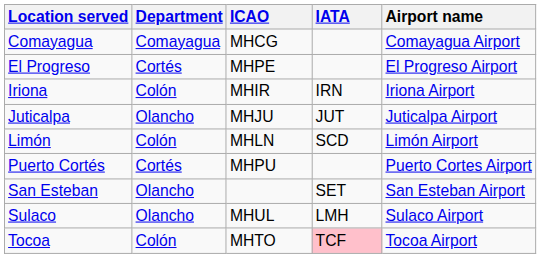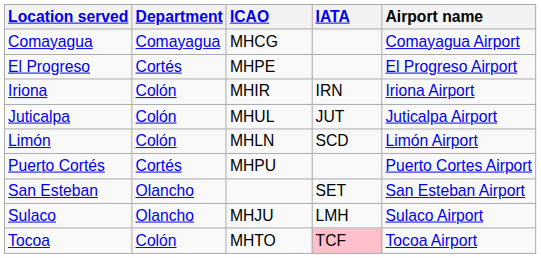(165, 116) Olancho -> (156, 116) Colón
(252, 116) MHJU -> (252, 116) MHUL
(252, 215) MHUL -> (252, 215) MHJU
